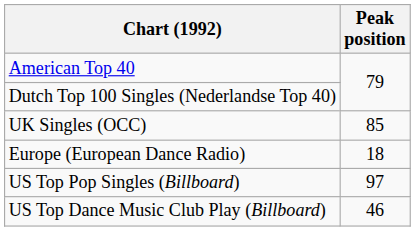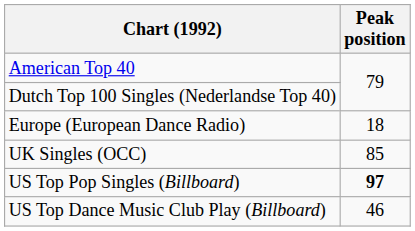rows swapped: (127, 153) <-> (78, 125)
(375, 182) normal -> (375, 182) bold
